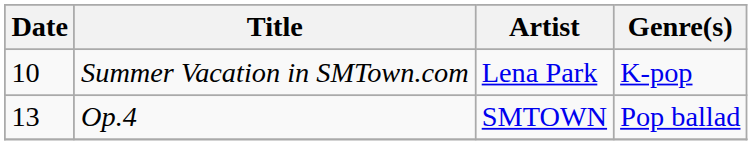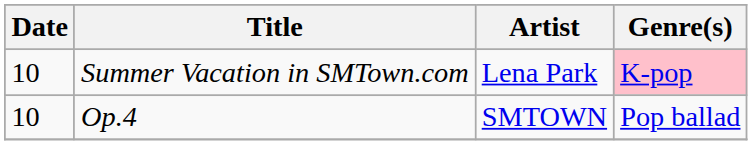(656, 71) no background -> (656, 71) pink background
(26, 116) 13 -> (26, 116) 10
